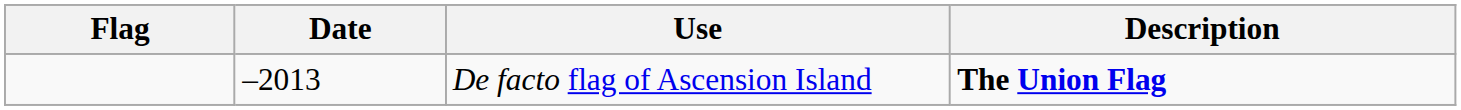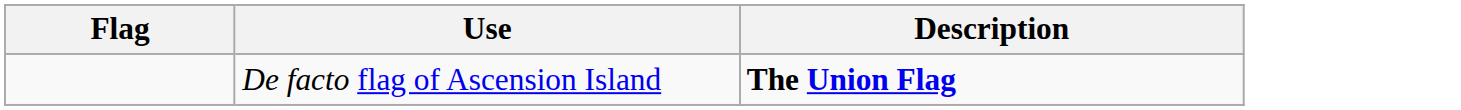- column: (340, 29)
